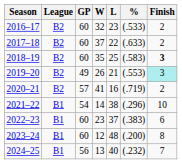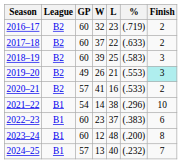(134, 27) (.533) -> (134, 27) (.719)
(100, 58) 35 -> (100, 58) 39
(162, 58) bold -> (162, 58) normal
(134, 89) (.719) -> (134, 89) (.533)
(84, 151) 56 -> (84, 151) 57
